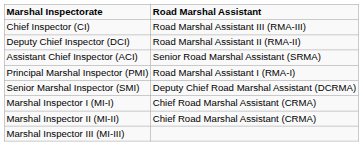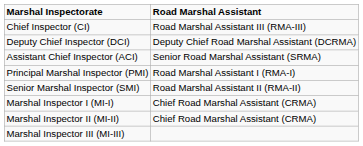(227, 42) Road Marshal Assistant II (RMA-II) -> (254, 42) Deputy Chief Road Marshal Assistant (DCRMA)
(254, 88) Deputy Chief Road Marshal Assistant (DCRMA) -> (227, 88) Road Marshal Assistant II (RMA-II)
